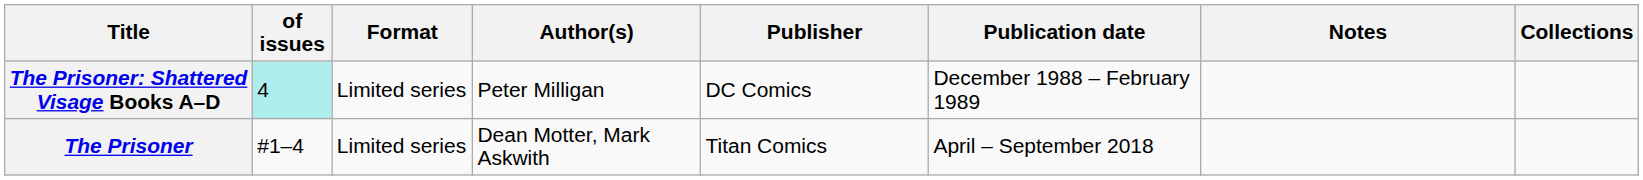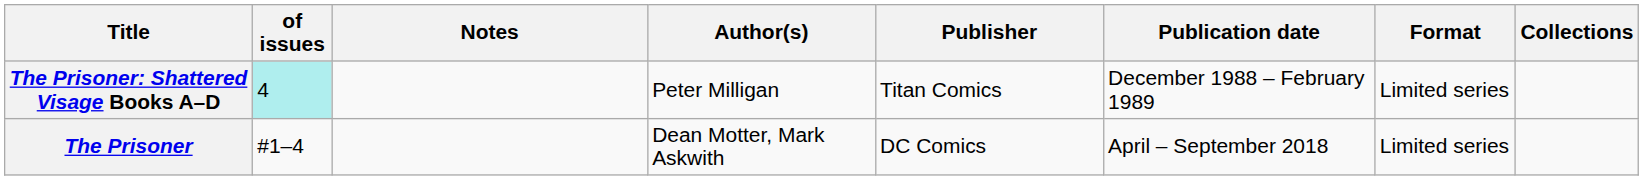columns swapped: (402, 32) <-> (1358, 32)
(758, 89) DC Comics -> (941, 89) Titan Comics
(766, 146) Titan Comics -> (933, 146) DC Comics
